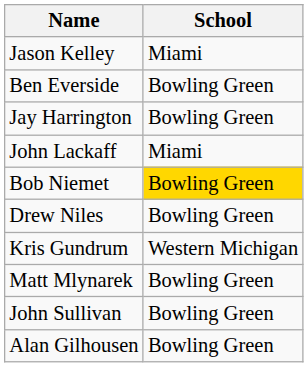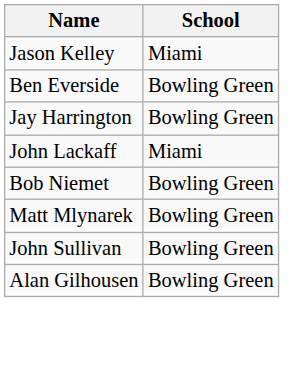(211, 183) gold background -> (211, 183) no background
- row: (56, 215)
- row: (69, 248)
